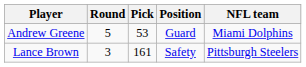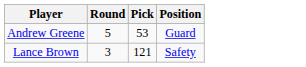- column: (253, 14)
(142, 52) 161 -> (142, 52) 121
